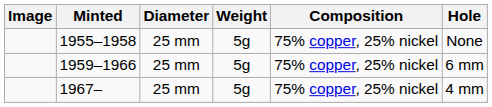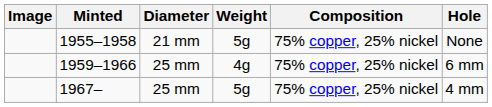(176, 41) 25 mm -> (176, 41) 21 mm
(242, 65) 5g -> (242, 65) 4g
